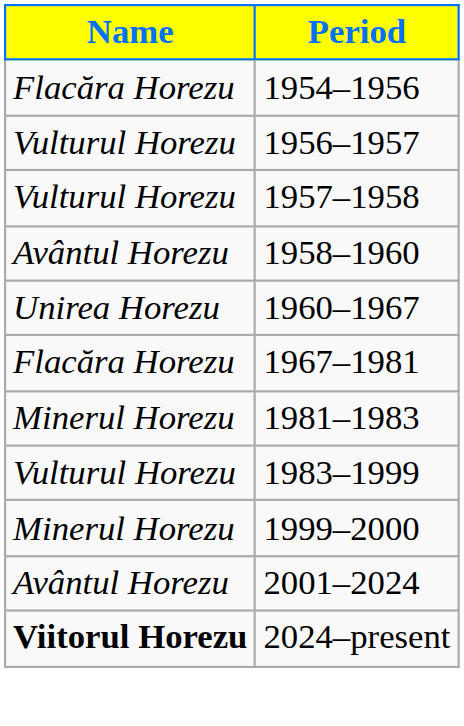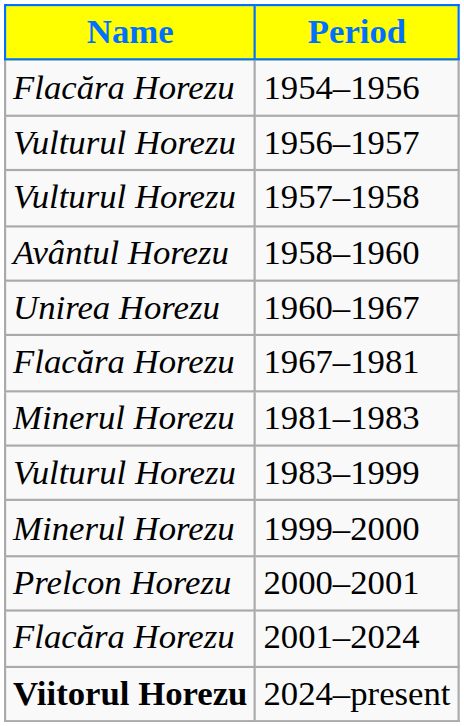+ row: (342, 582)
(121, 582) Avântul Horezu -> (124, 637) Flacăra Horezu
